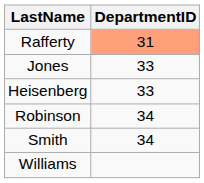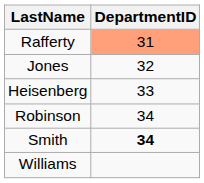(145, 66) 33 -> (145, 66) 32
(145, 140) normal -> (145, 140) bold
